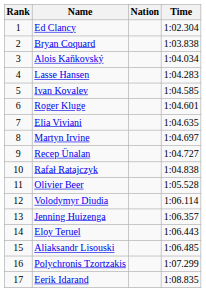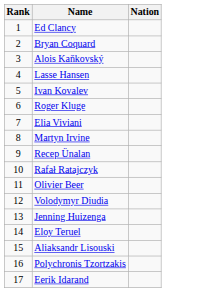- column: (181, 12)
